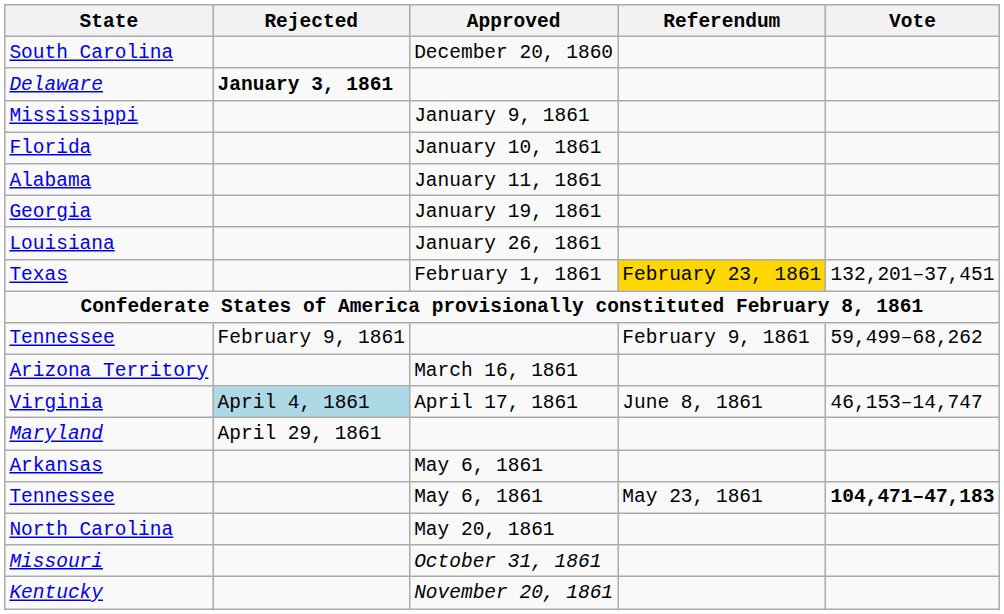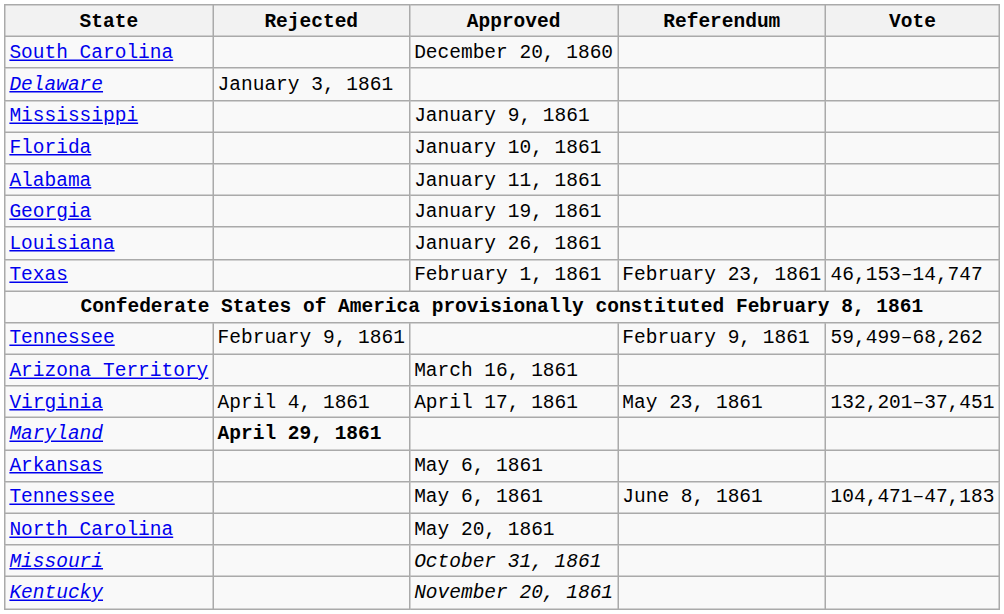(305, 84) bold -> (305, 84) normal
(722, 275) gold background -> (722, 275) no background
(912, 275) 132,201–37,451 -> (907, 275) 46,153–14,747
(294, 402) lightblue background -> (294, 402) no background
(693, 402) June 8, 1861 -> (693, 402) May 23, 1861
(907, 402) 46,153–14,747 -> (912, 402) 132,201–37,451
(300, 434) normal -> (300, 434) bold
(693, 497) May 23, 1861 -> (693, 497) June 8, 1861
(912, 497) bold -> (912, 497) normal
